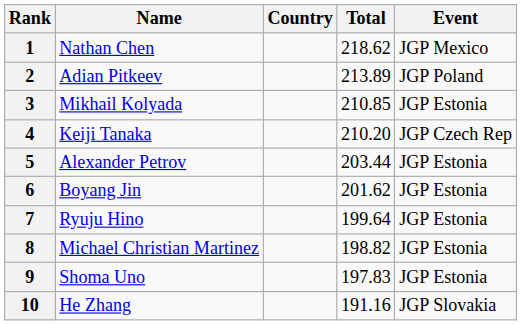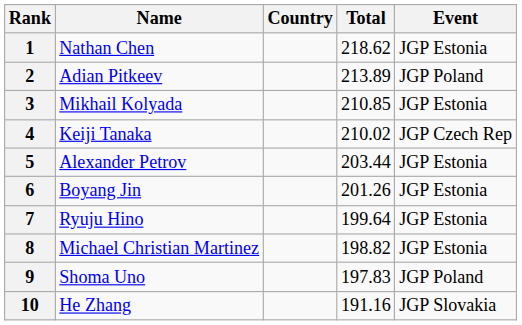(444, 47) JGP Mexico -> (443, 47) JGP Estonia
(366, 133) 210.20 -> (366, 133) 210.02
(366, 190) 201.62 -> (366, 190) 201.26
(443, 276) JGP Estonia -> (441, 276) JGP Poland
